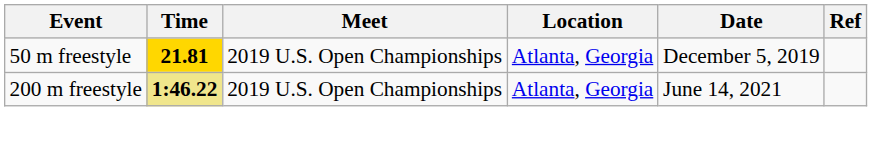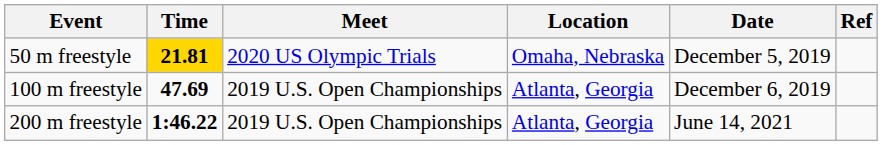(365, 55) 2019 U.S. Open Championships -> (332, 55) 2020 US Olympic Trials
(583, 55) Atlanta, Georgia -> (588, 55) Omaha, Nebraska
+ row: (76, 88)
(185, 88) khaki background -> (185, 122) no background
